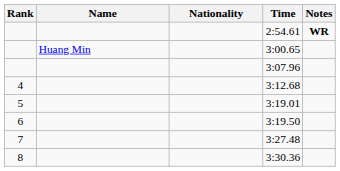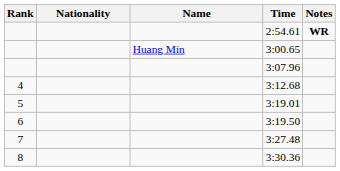columns swapped: (103, 13) <-> (216, 13)
